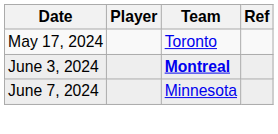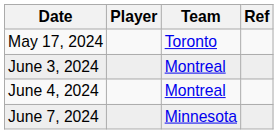(197, 66) bold -> (195, 66) normal
+ row: (53, 91)
